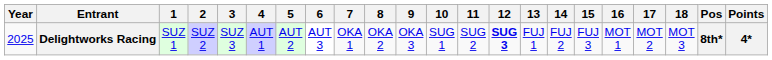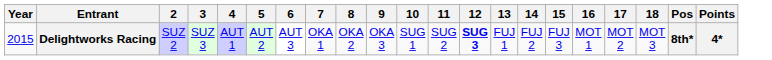- column: (174, 13)
(20, 39) 2025 -> (20, 39) 2015
